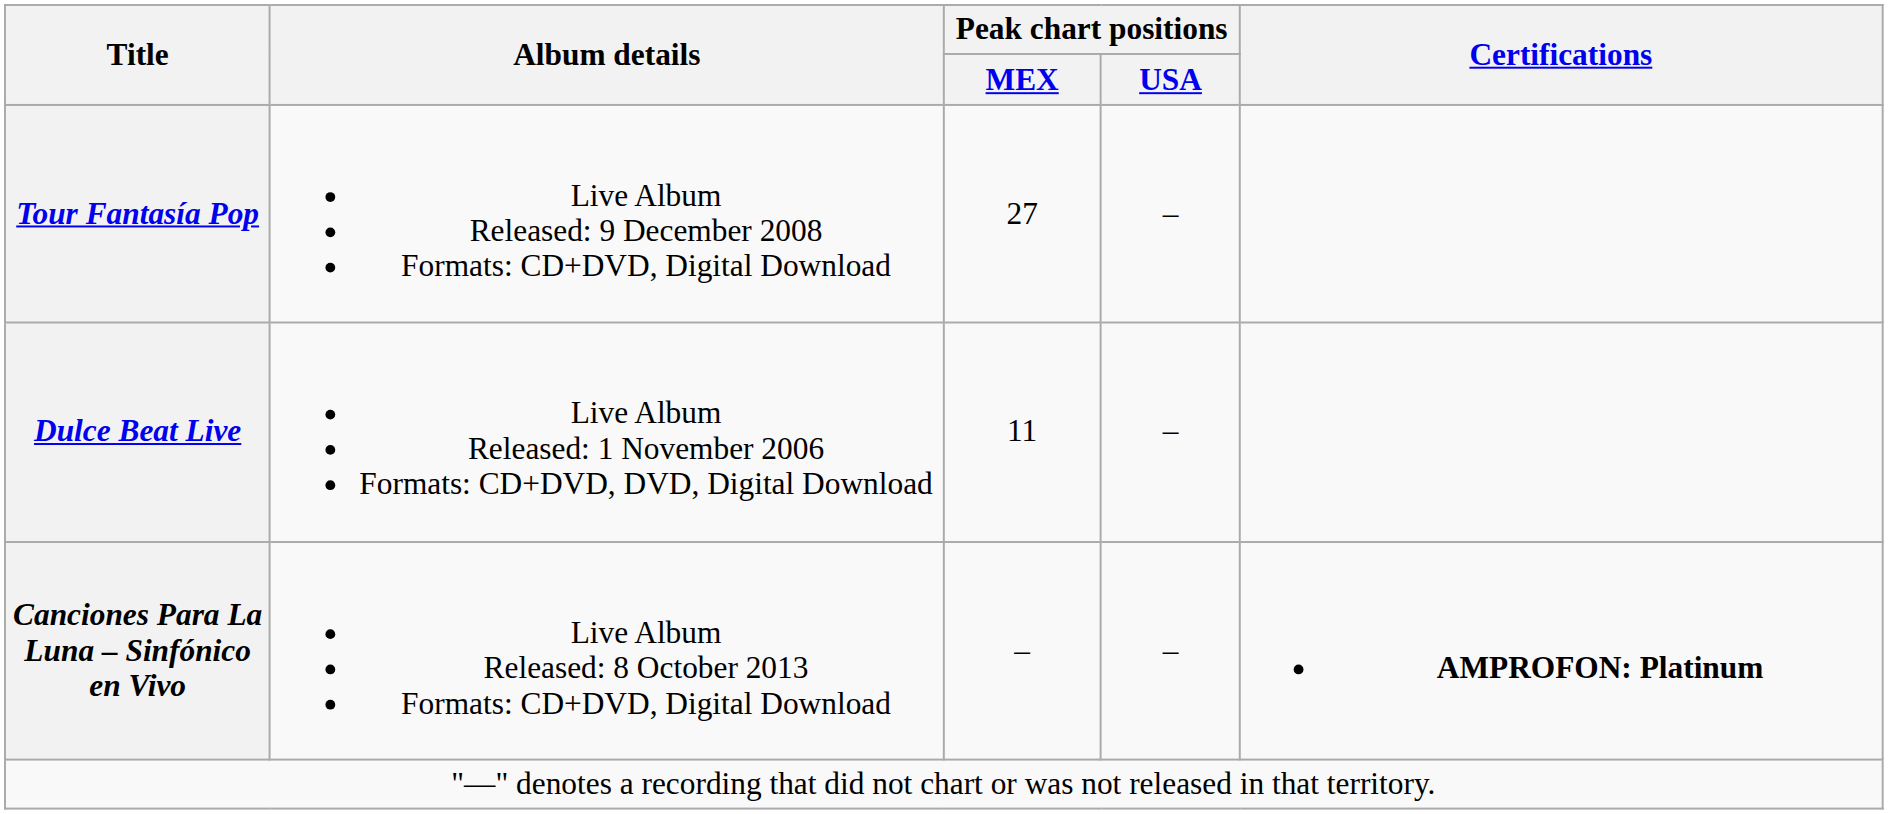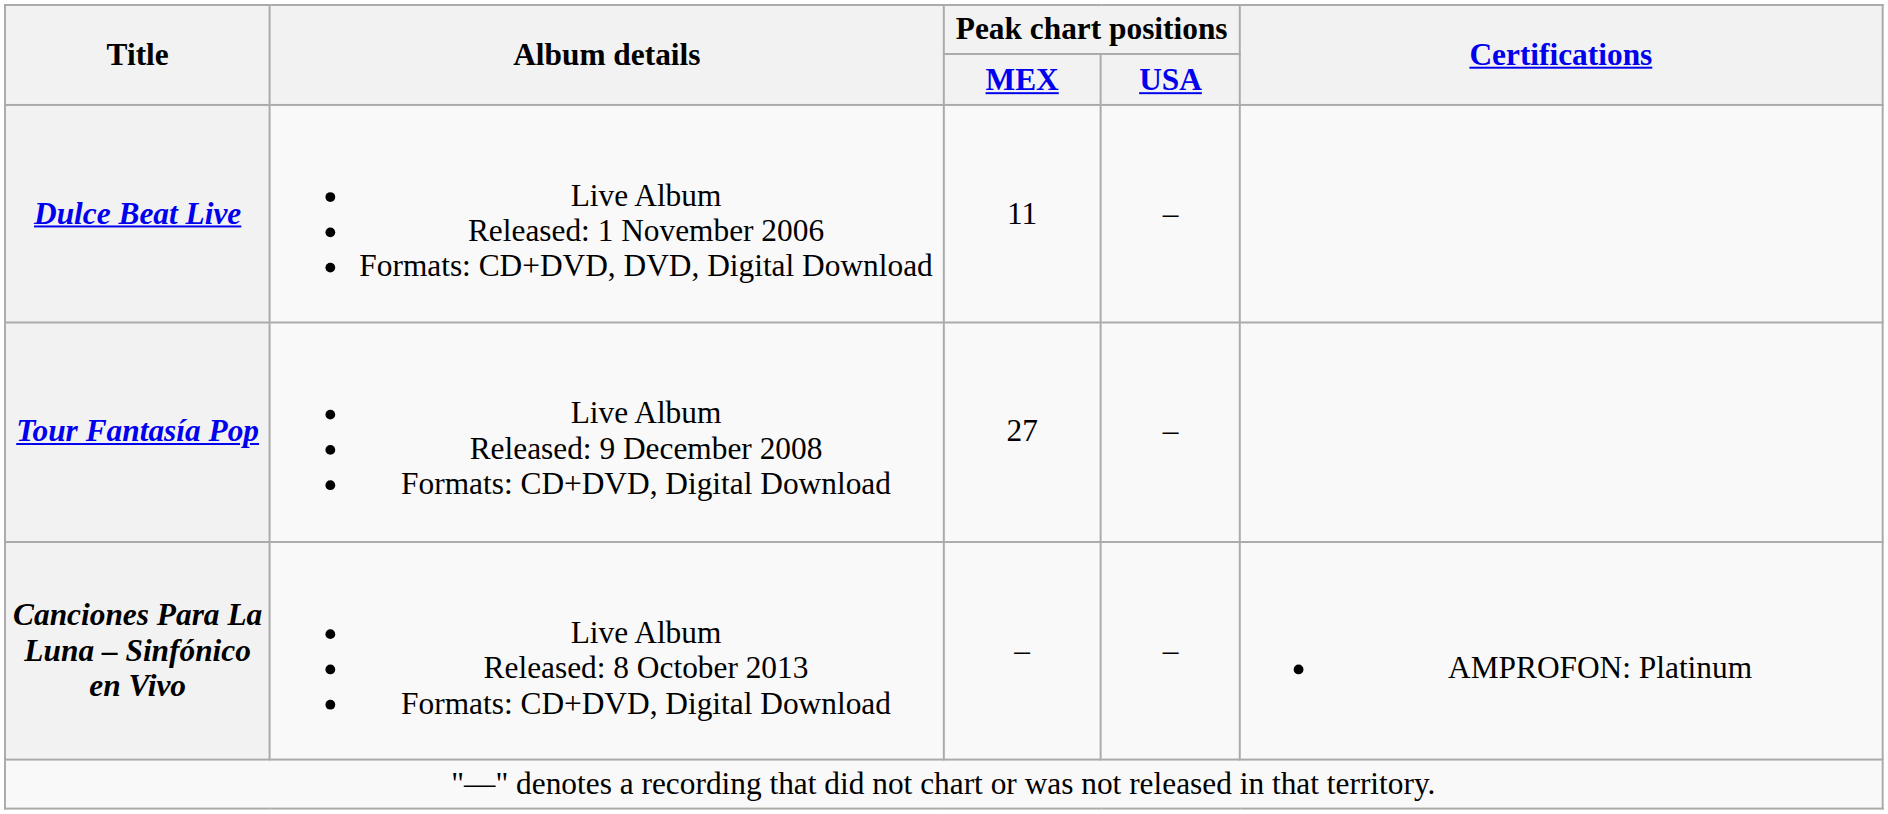rows swapped: (138, 431) <-> (138, 213)
(1561, 668) bold -> (1561, 668) normal
